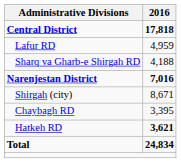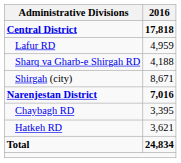rows swapped: (44, 95) <-> (52, 78)
(162, 128) bold -> (162, 128) normal
